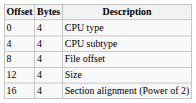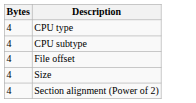- column: (20, 12)
